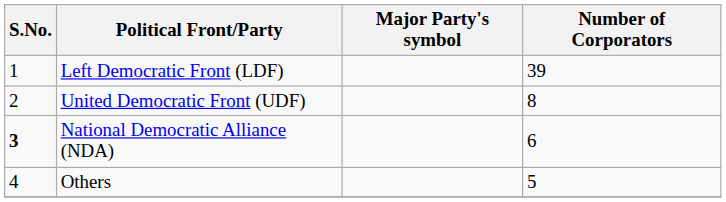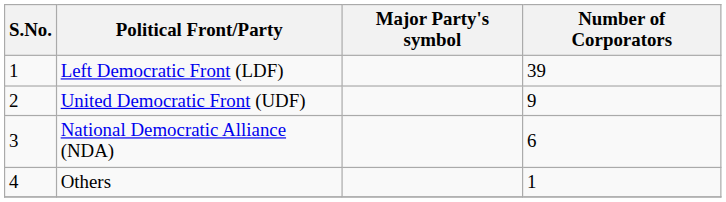(532, 100) 8 -> (532, 100) 9
(14, 141) bold -> (14, 141) normal
(532, 181) 5 -> (532, 181) 1
